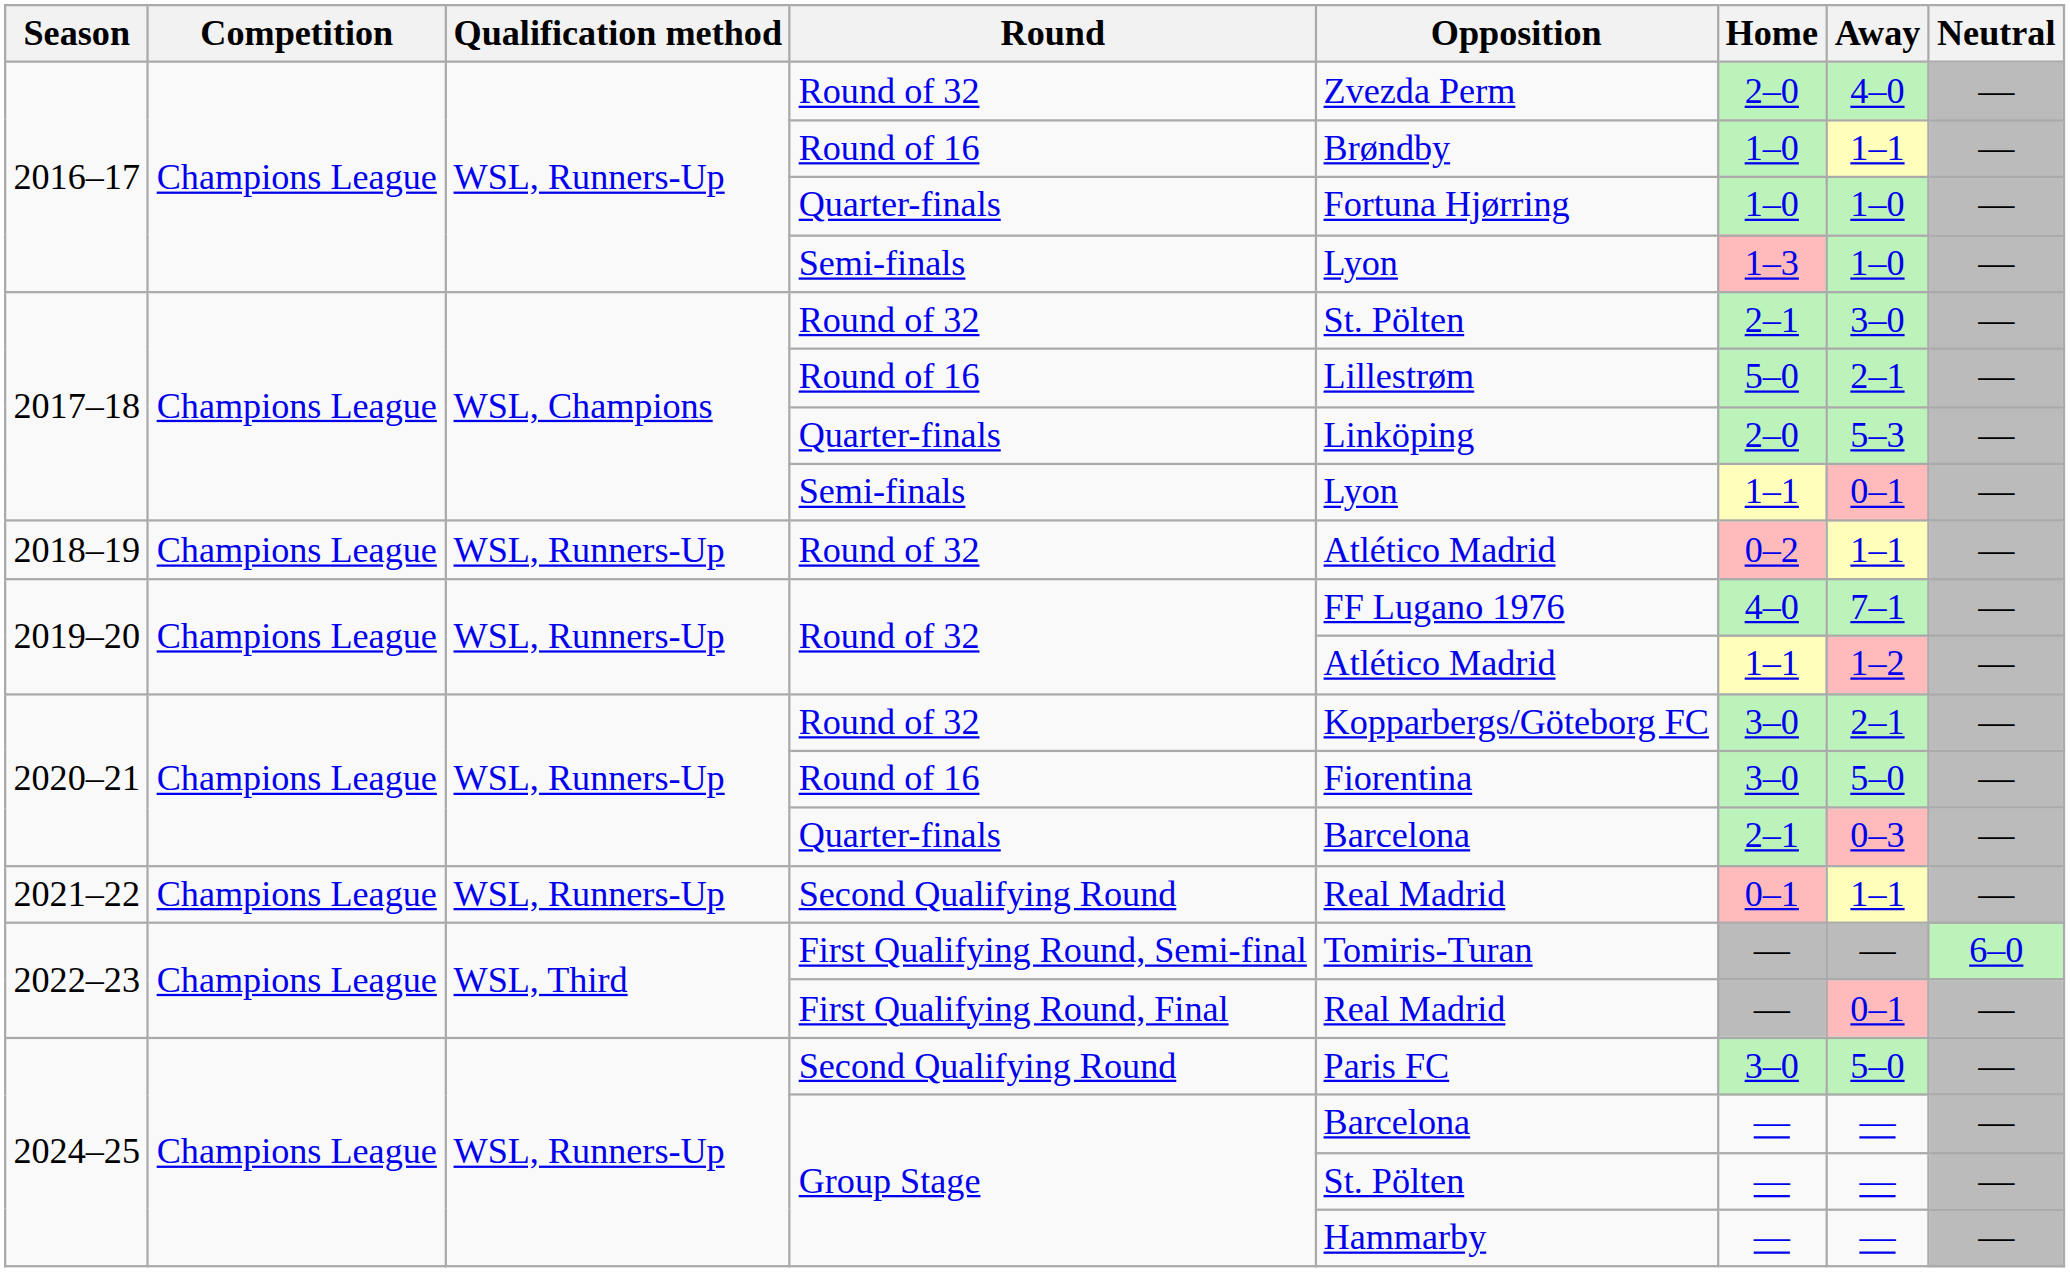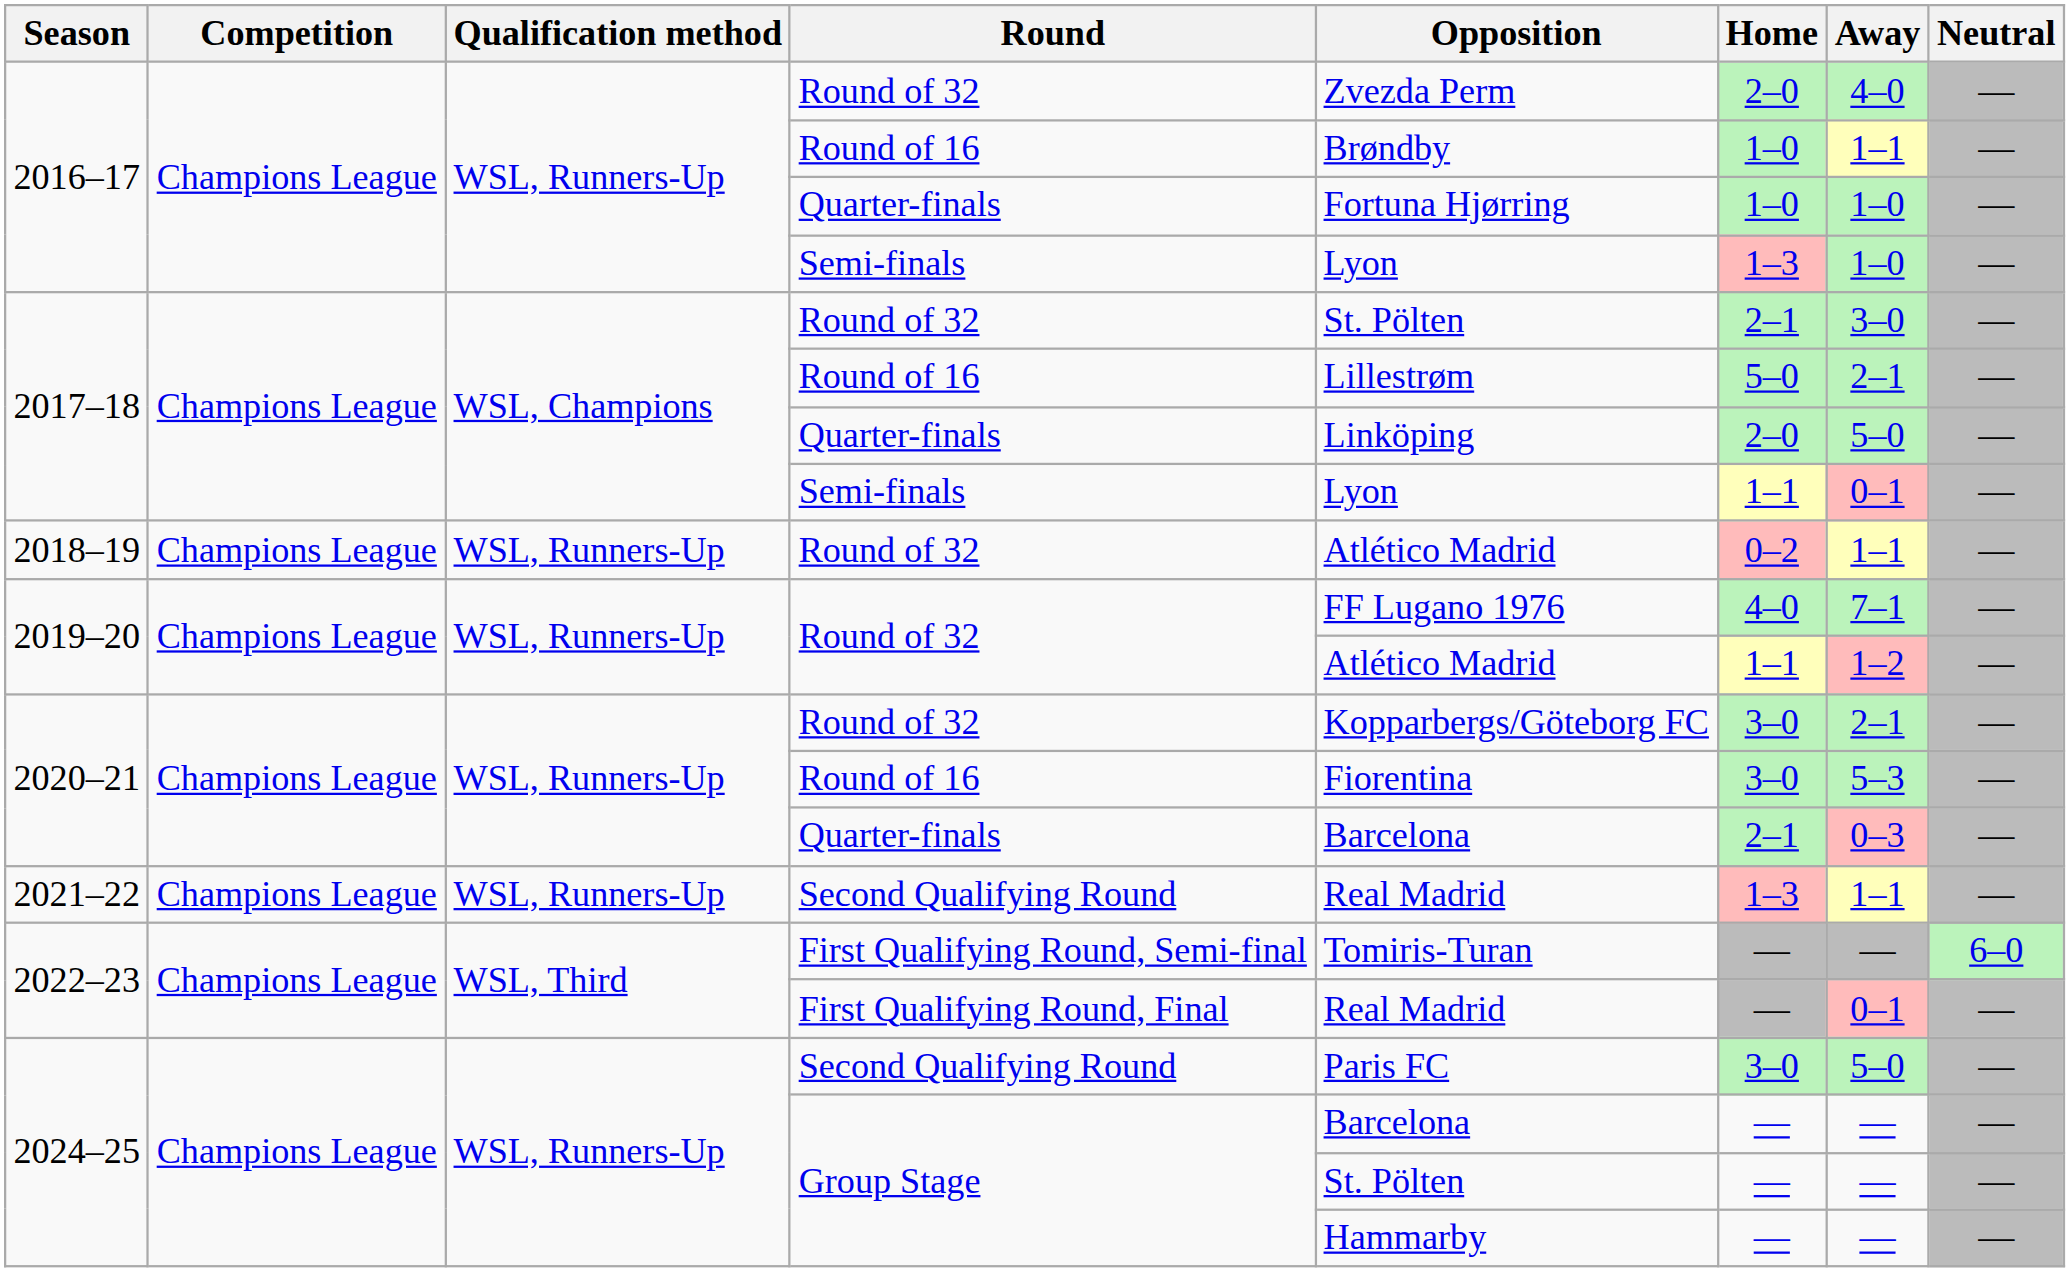(1877, 434) 5–3 -> (1877, 434) 5–0
(1877, 778) 5–0 -> (1877, 778) 5–3
(1772, 893) 0–1 -> (1772, 893) 1–3
